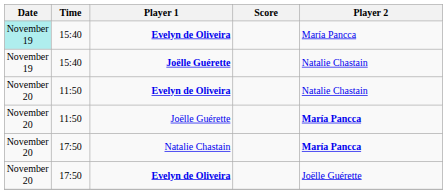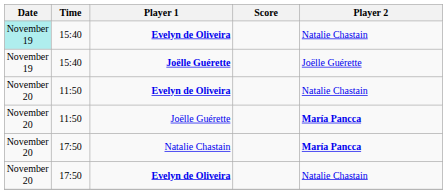(329, 35) María Pancca -> (335, 35) Natalie Chastain
(335, 63) Natalie Chastain -> (332, 63) Joëlle Guérette
(332, 175) Joëlle Guérette -> (335, 175) Natalie Chastain
